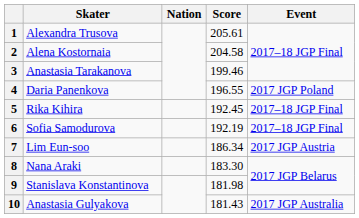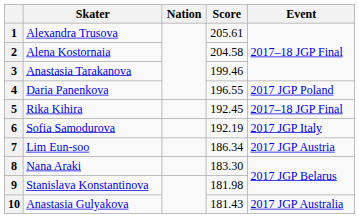(297, 128) 2017–18 JGP Final -> (286, 128) 2017 JGP Italy
